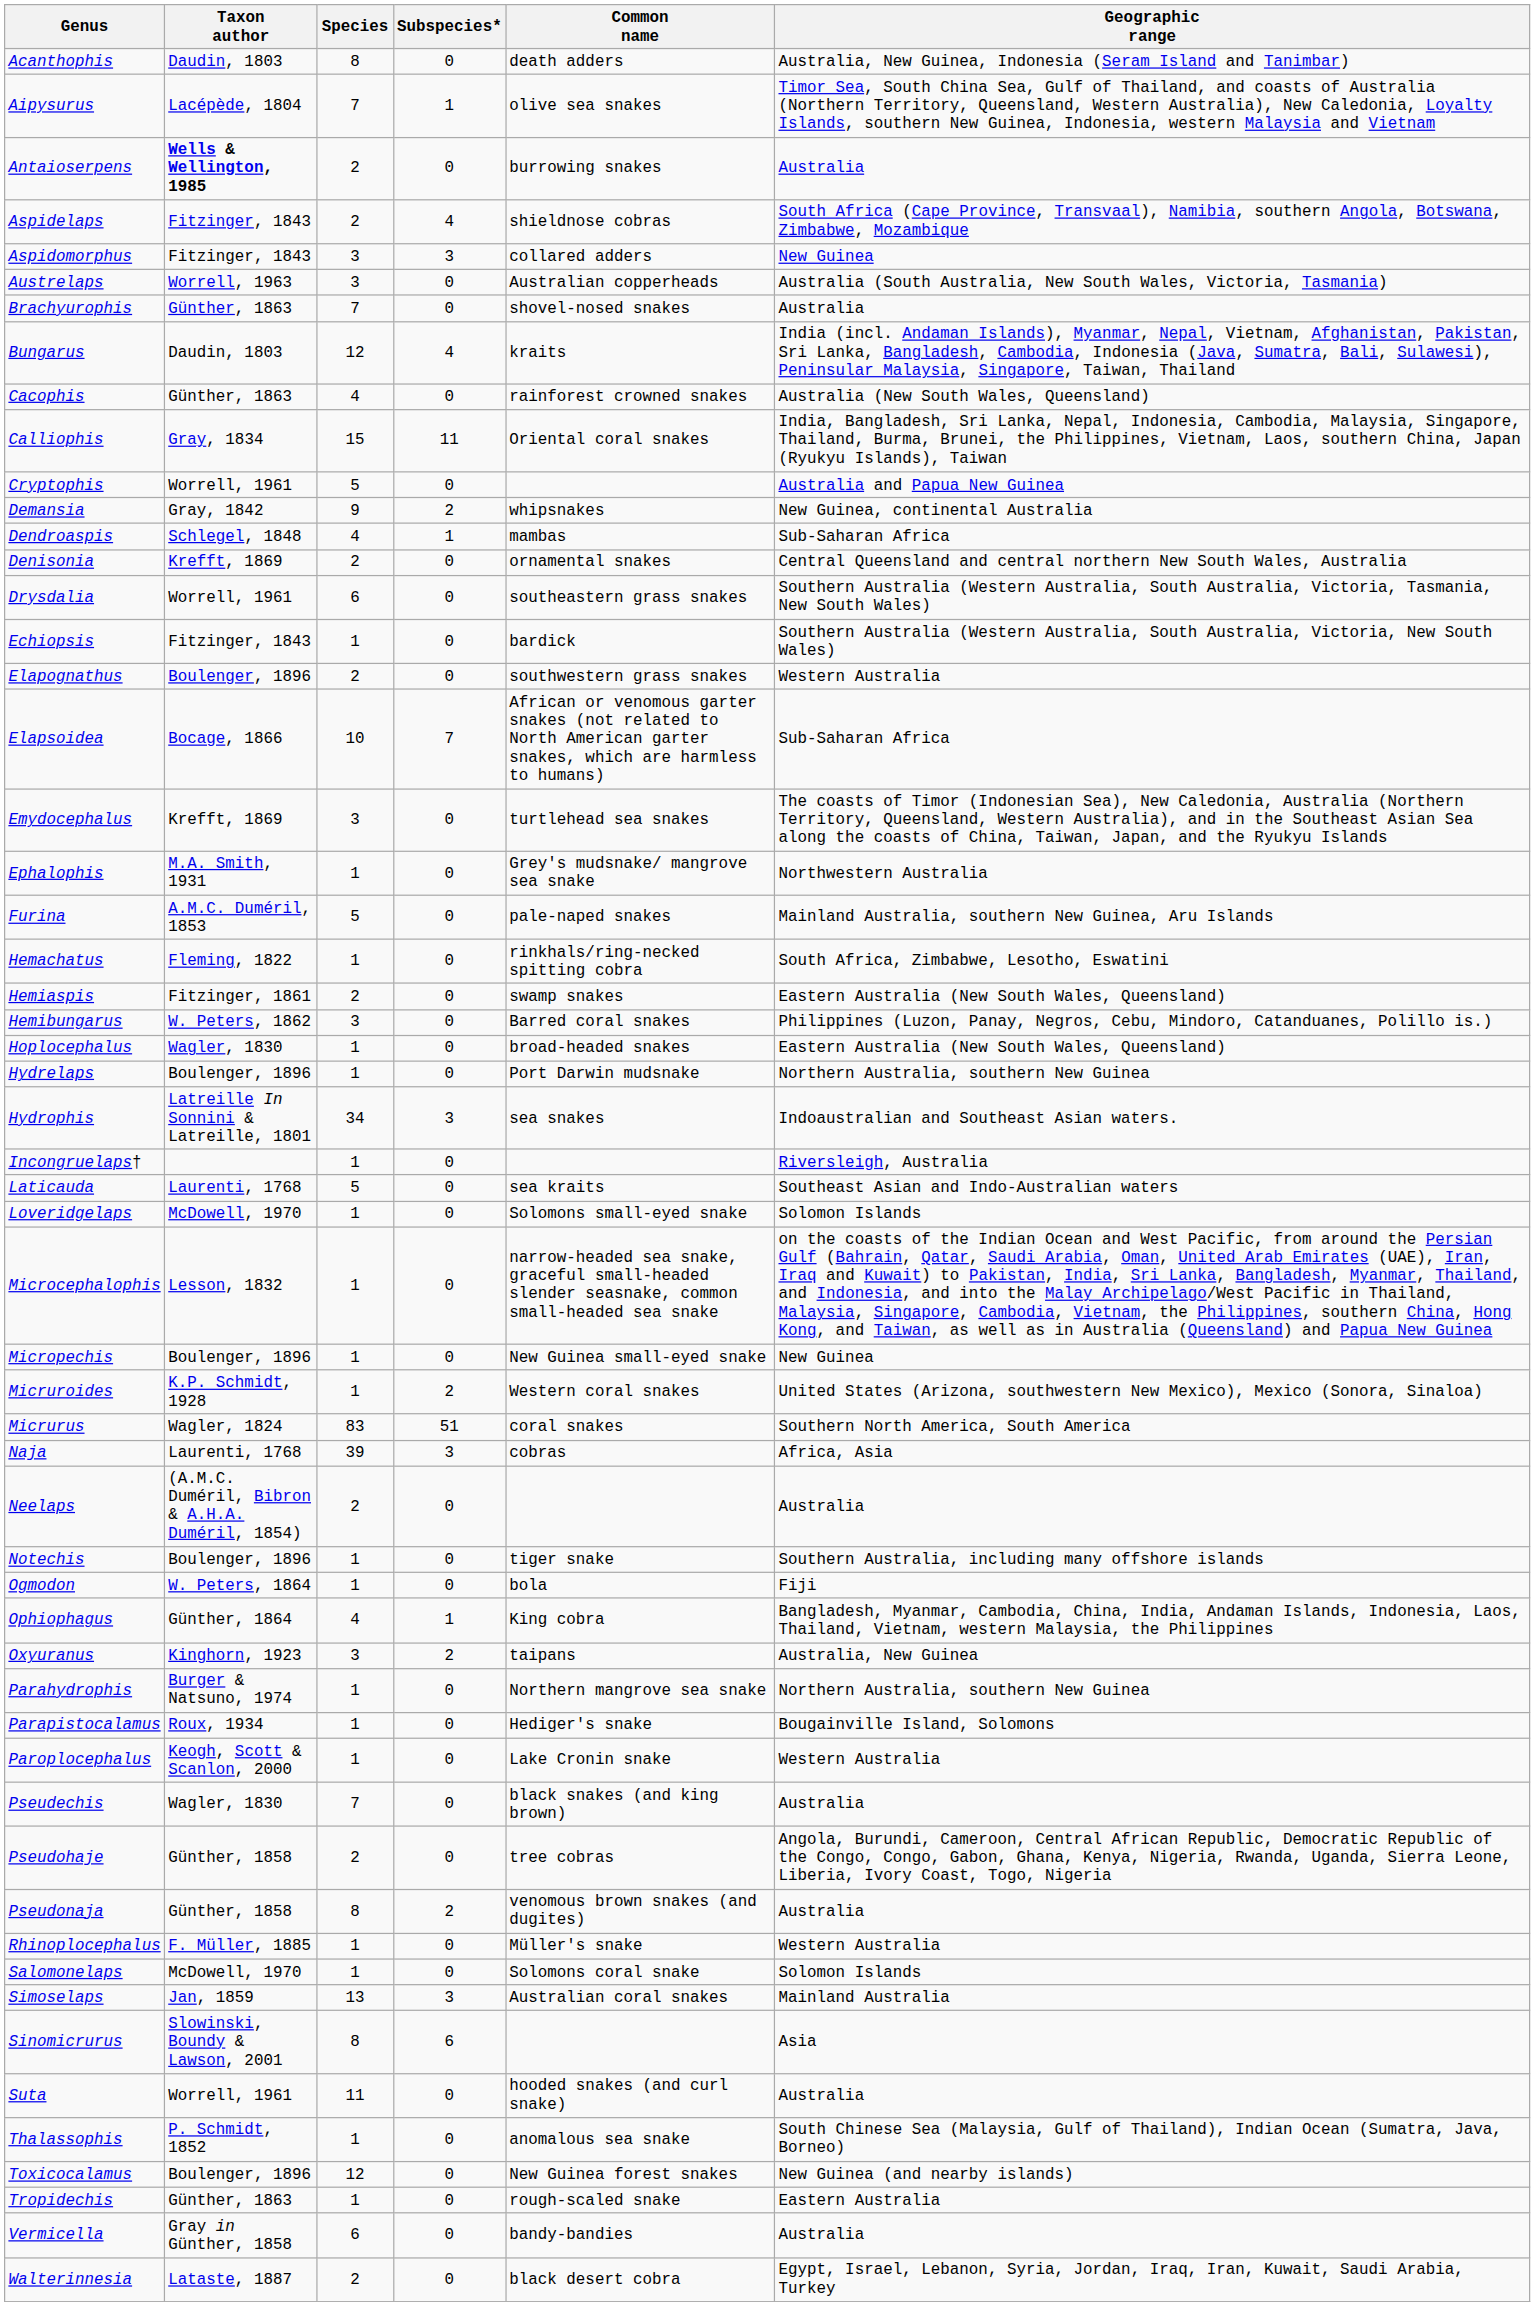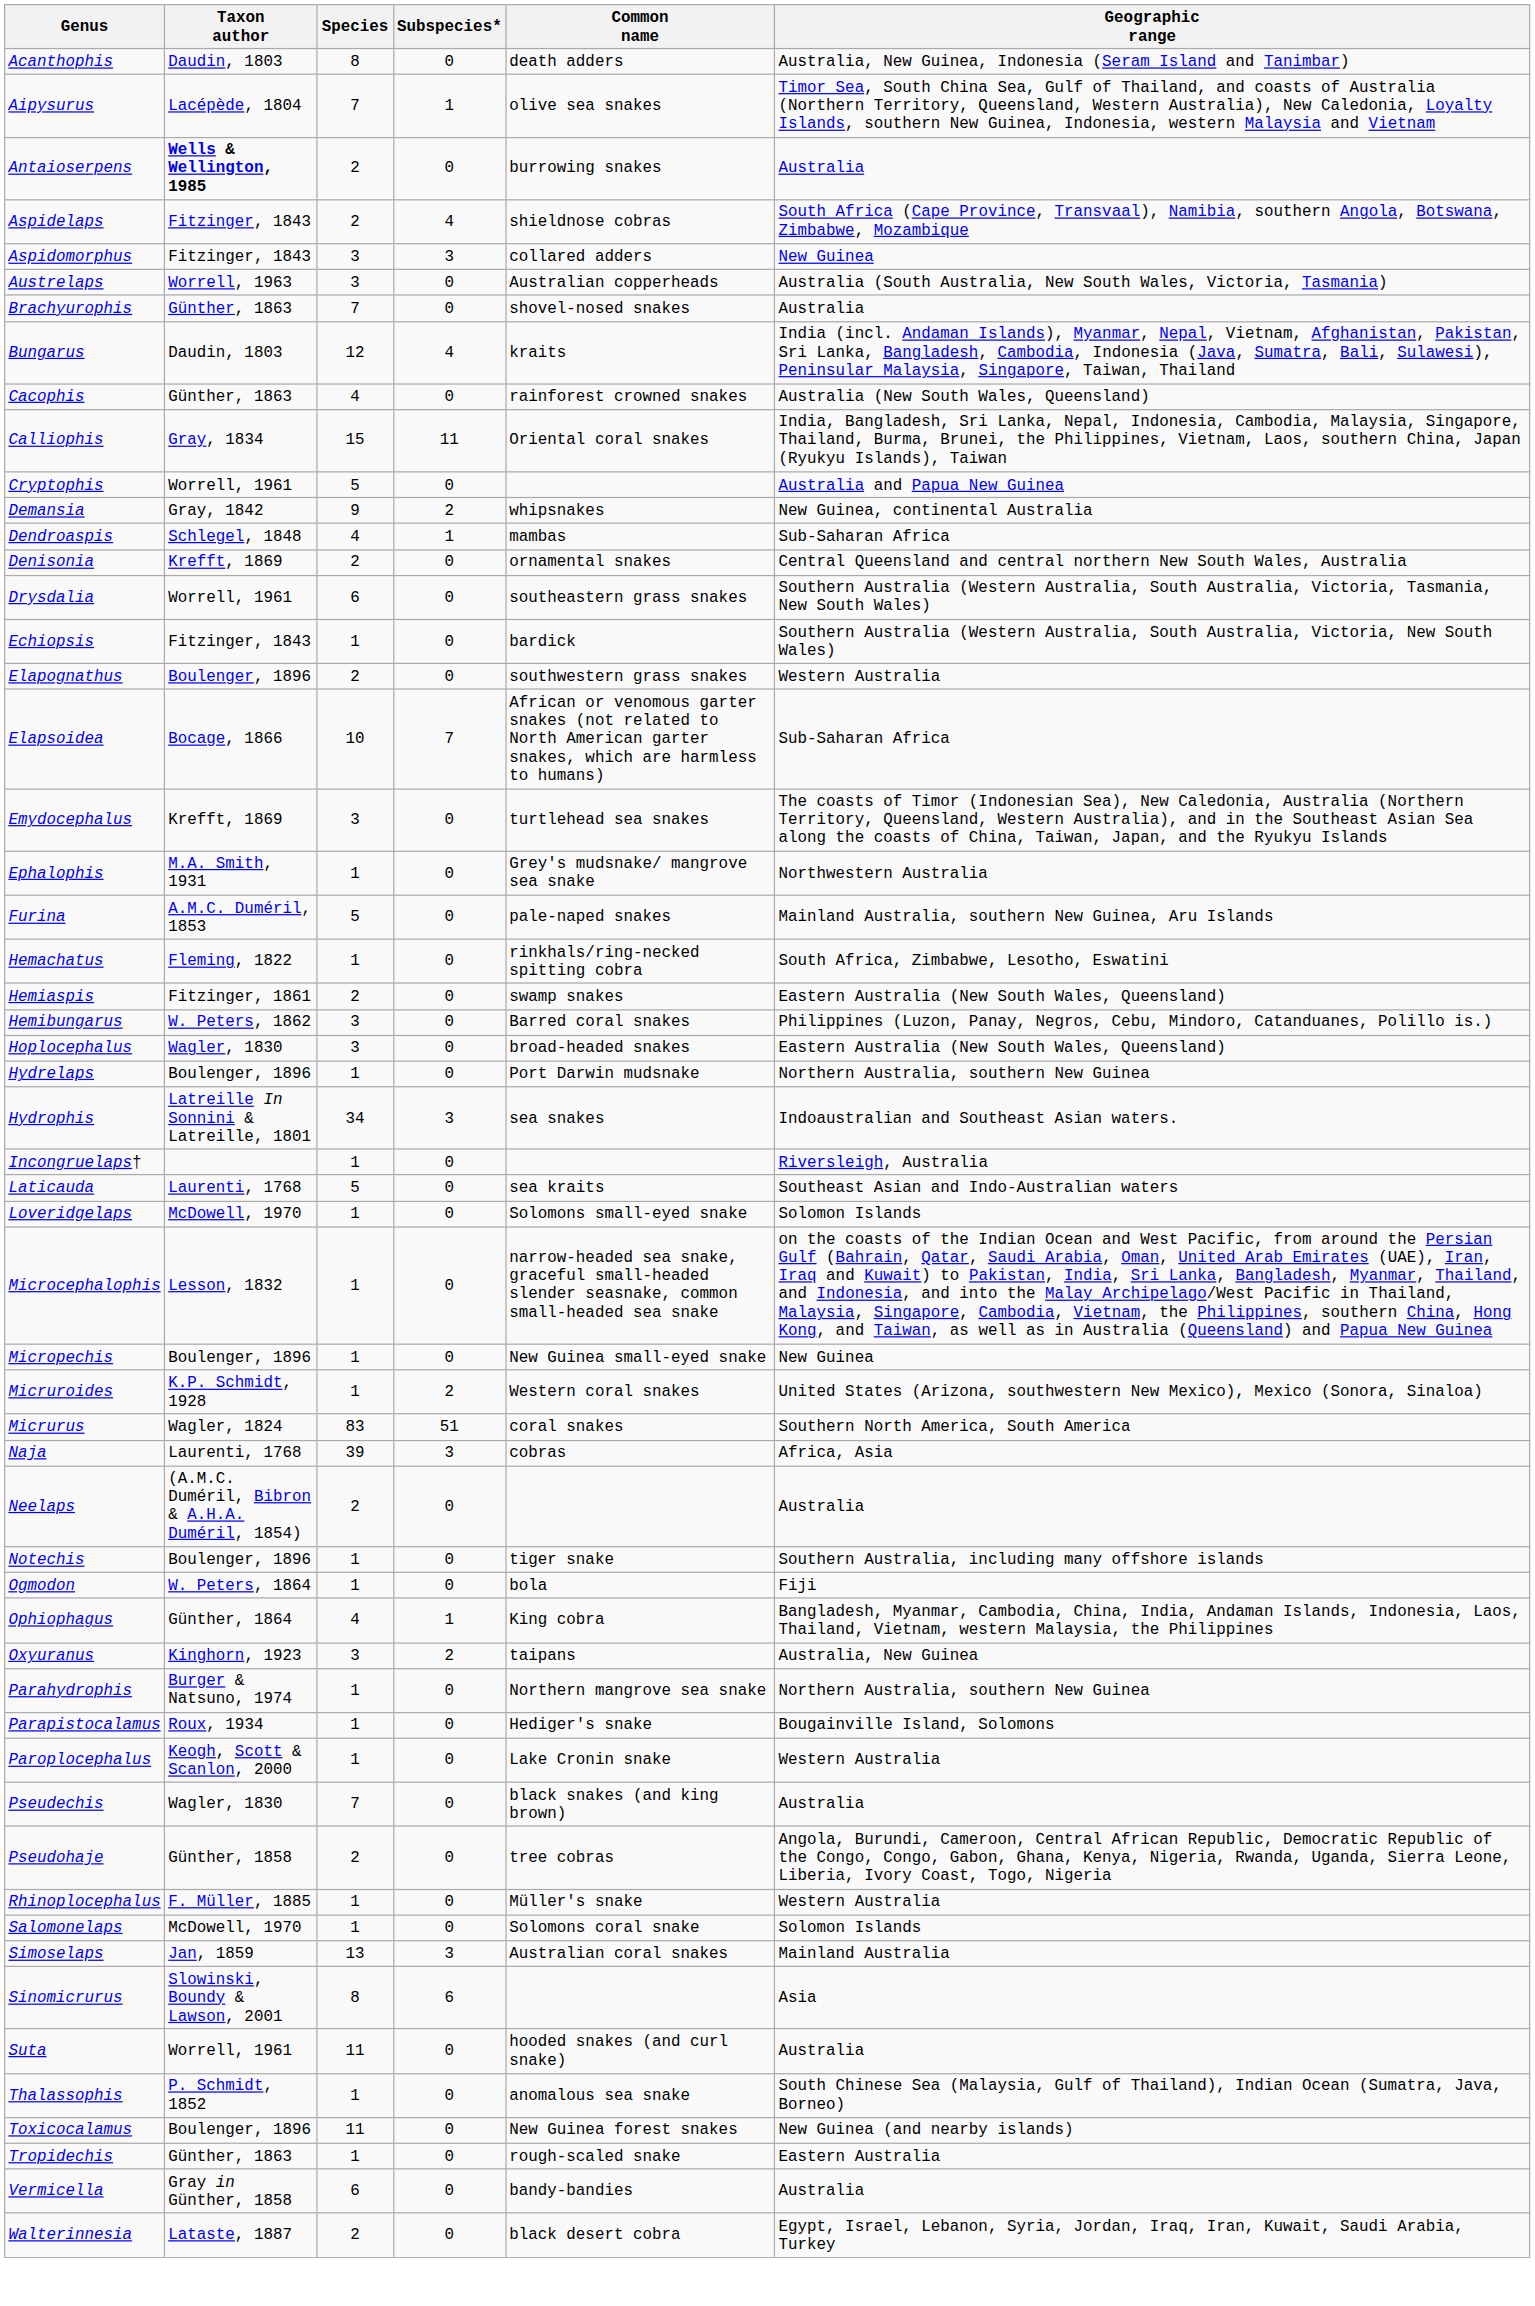(355, 1048) 1 -> (355, 1048) 3
- row: (56, 1911)
(355, 2174) 12 -> (355, 2130) 11
